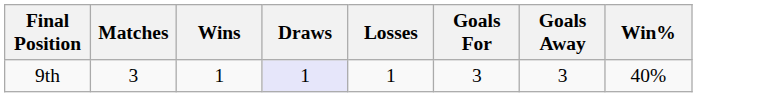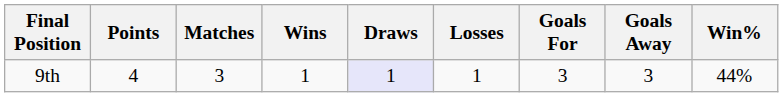+ column: (133, 32)
(648, 75) 40% -> (734, 75) 44%
